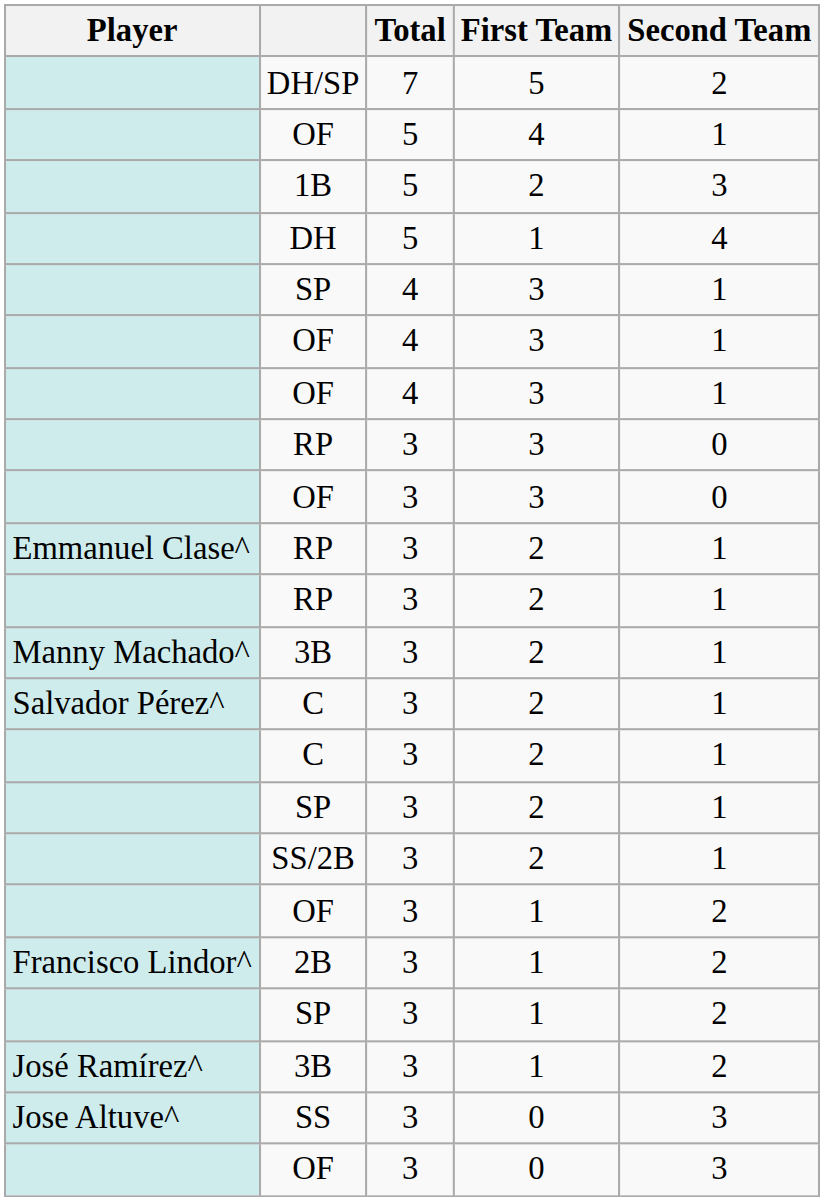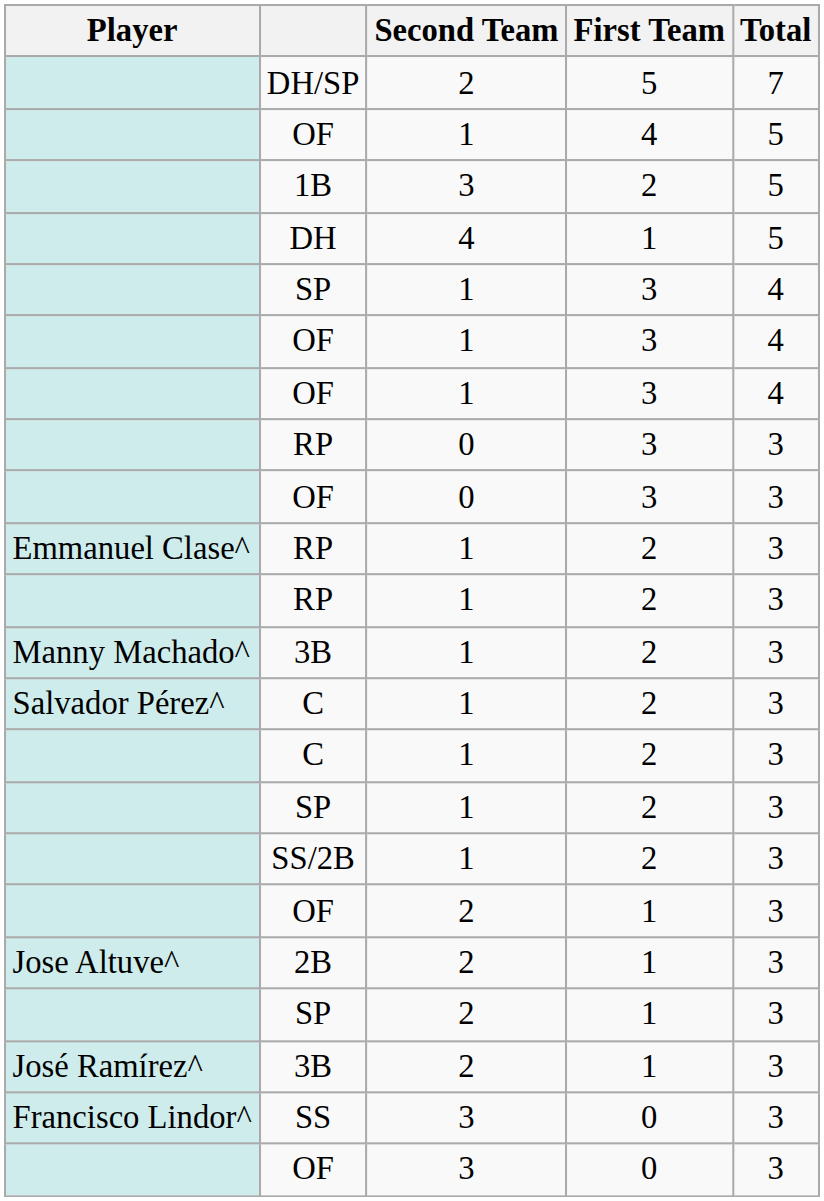columns swapped: (410, 30) <-> (719, 30)
(132, 962) Francisco Lindor^ -> (96, 962) Jose Altuve^
(96, 1117) Jose Altuve^ -> (132, 1117) Francisco Lindor^
